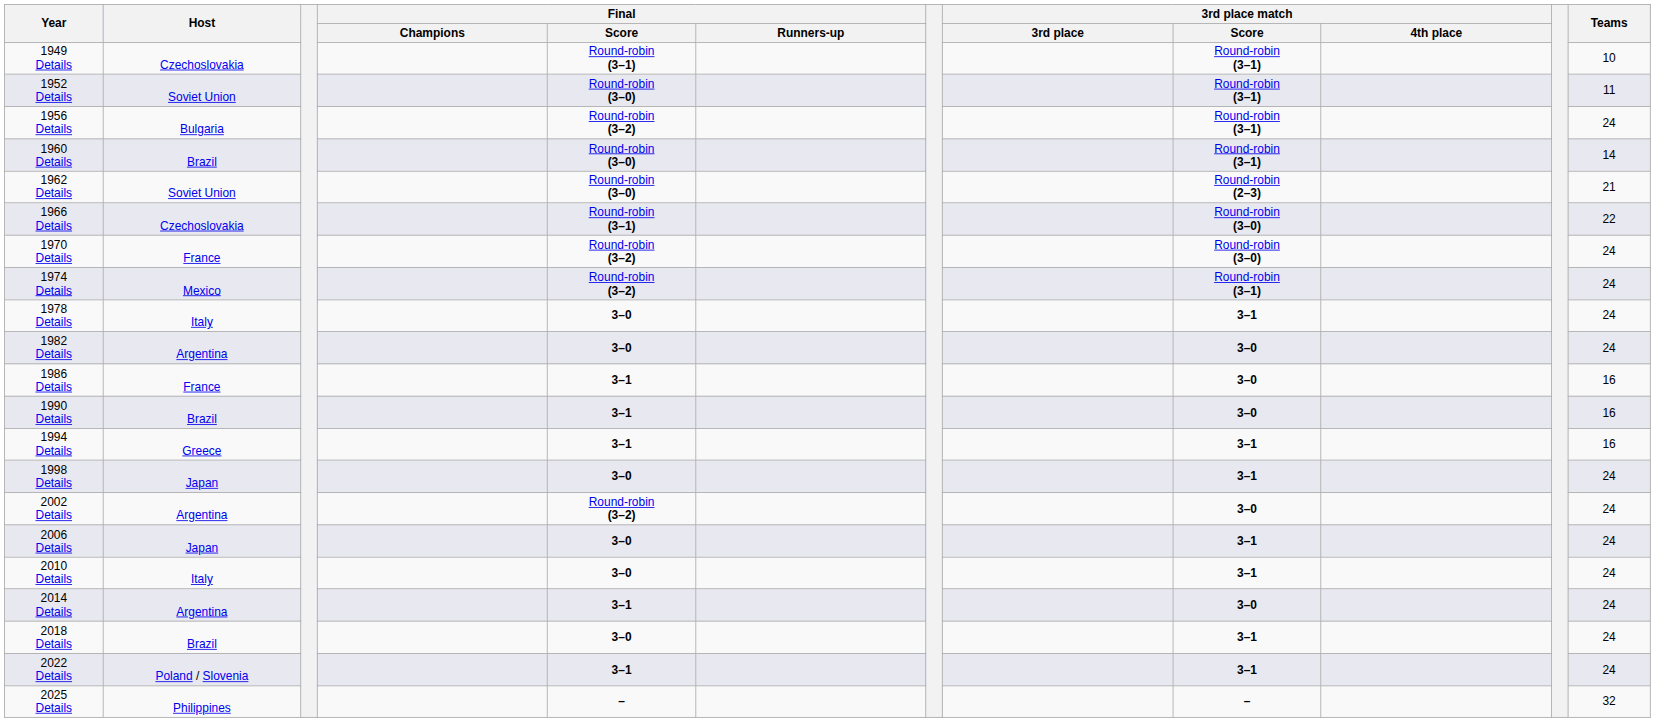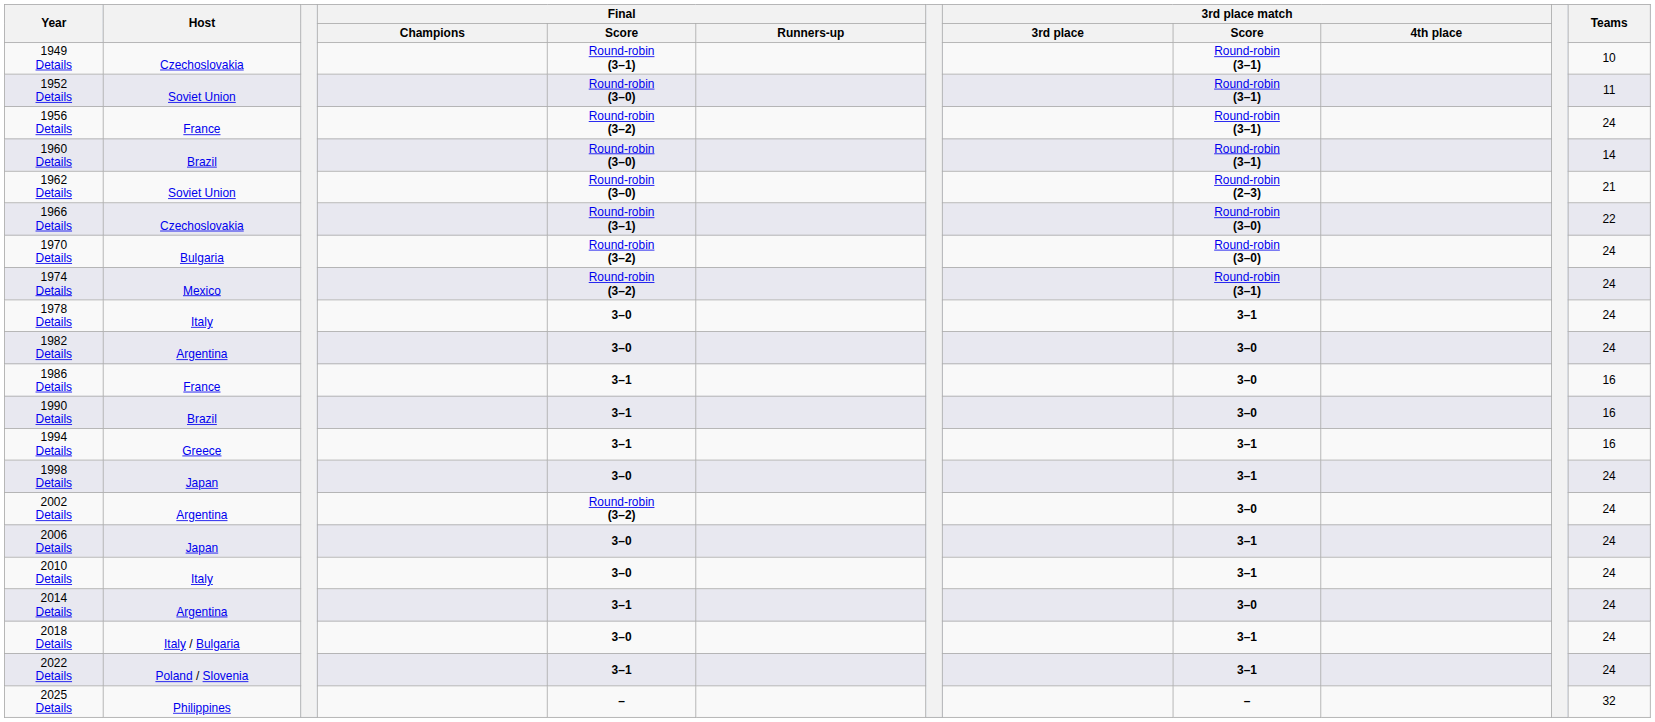(202, 130) Bulgaria -> (202, 130) France
(202, 258) France -> (202, 258) Bulgaria
(202, 644) Brazil -> (202, 644) Italy / Bulgaria
